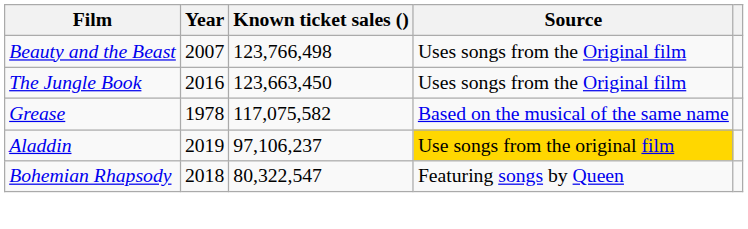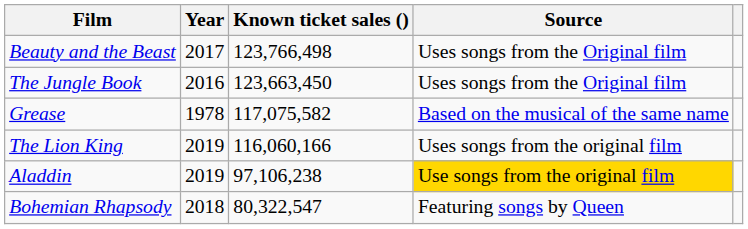(205, 51) 2007 -> (205, 51) 2017
+ row: (66, 144)
(278, 144) 97,106,237 -> (278, 176) 97,106,238
